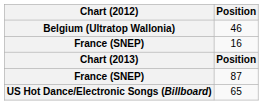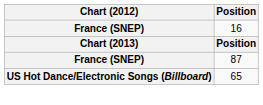- row: (236, 28)
